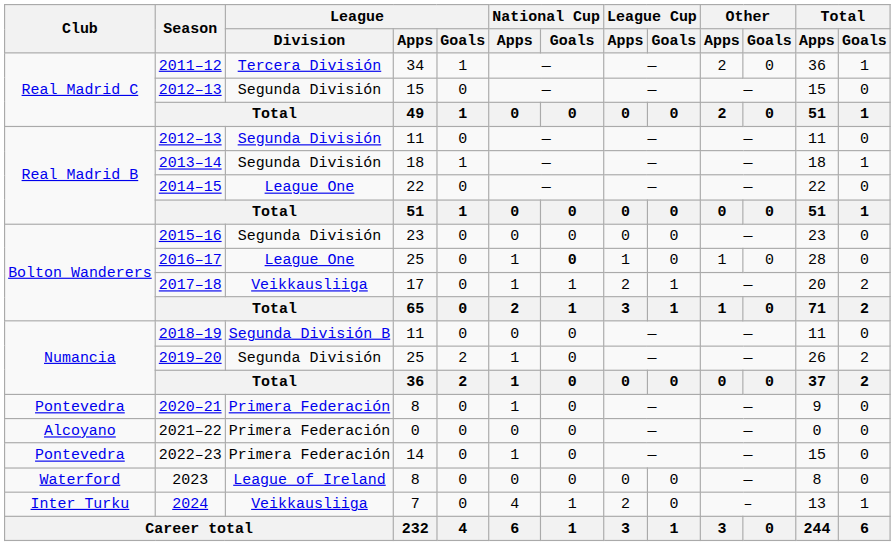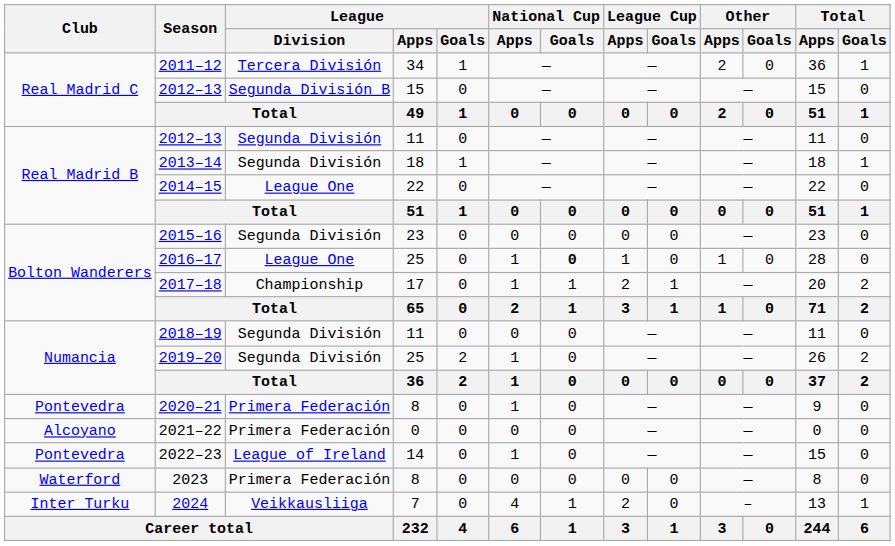(309, 90) Segunda División -> (309, 90) Segunda División B
(309, 285) Veikkausliiga -> (309, 285) Championship
(309, 334) Segunda División B -> (309, 334) Segunda División
(309, 455) Primera Federación -> (309, 455) League of Ireland
(309, 480) League of Ireland -> (309, 480) Primera Federación
